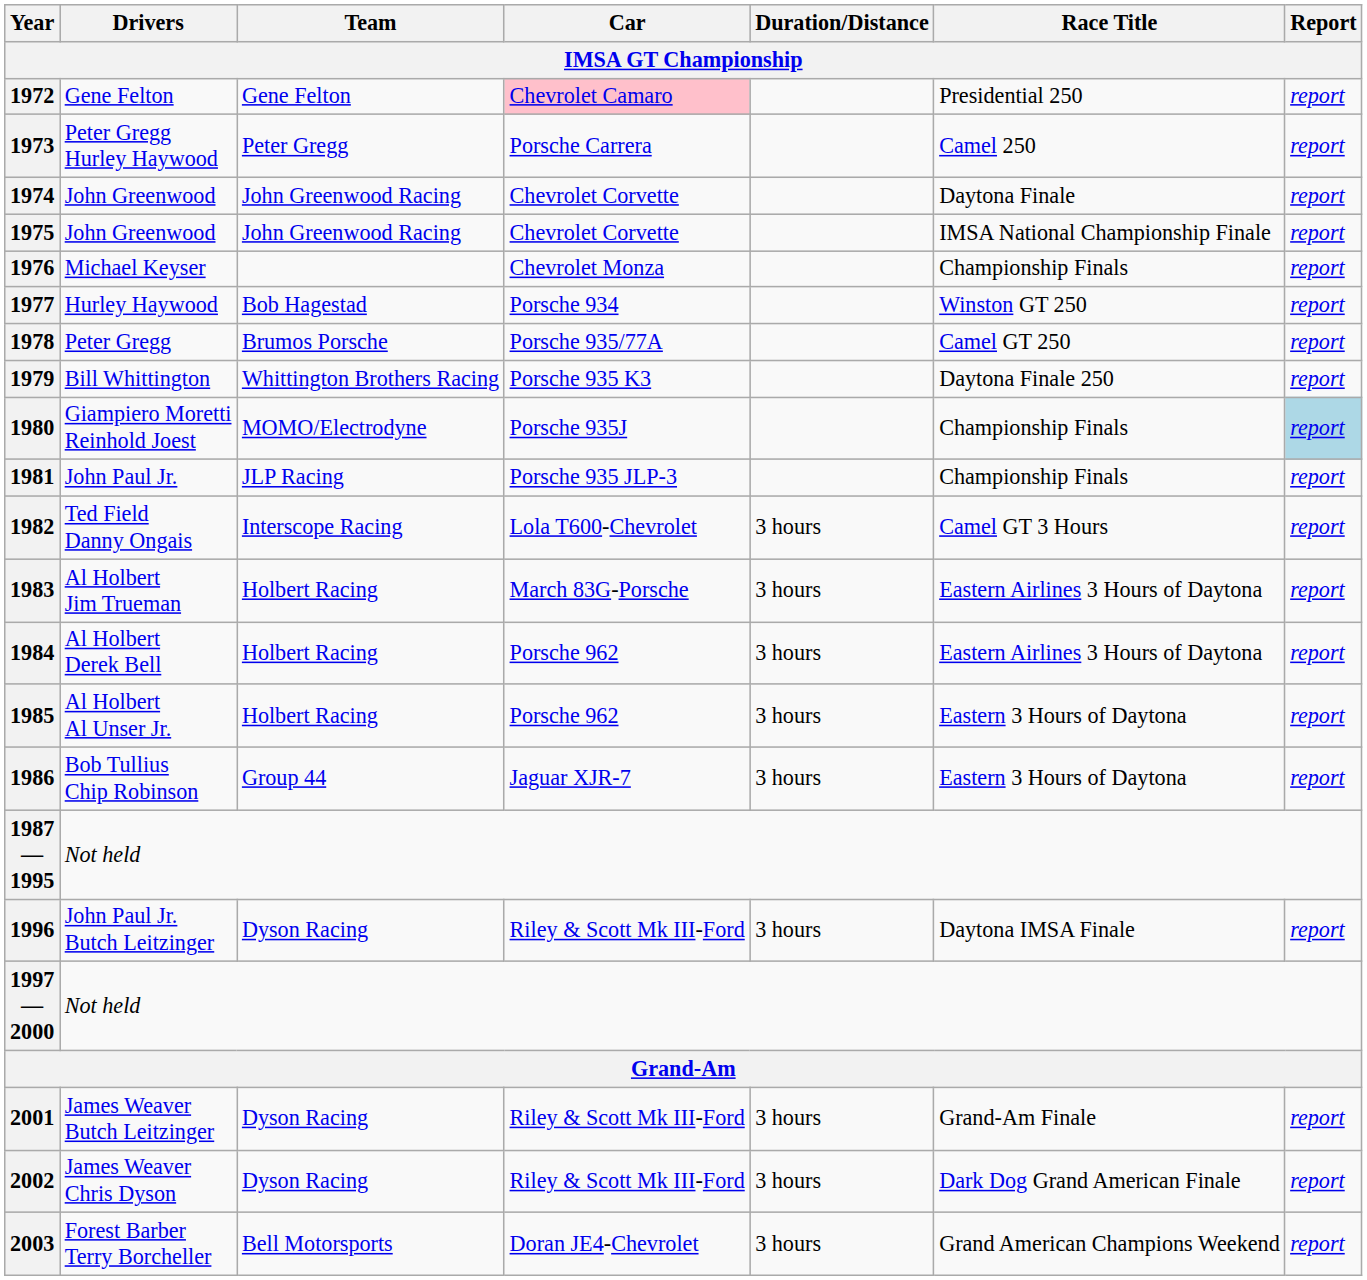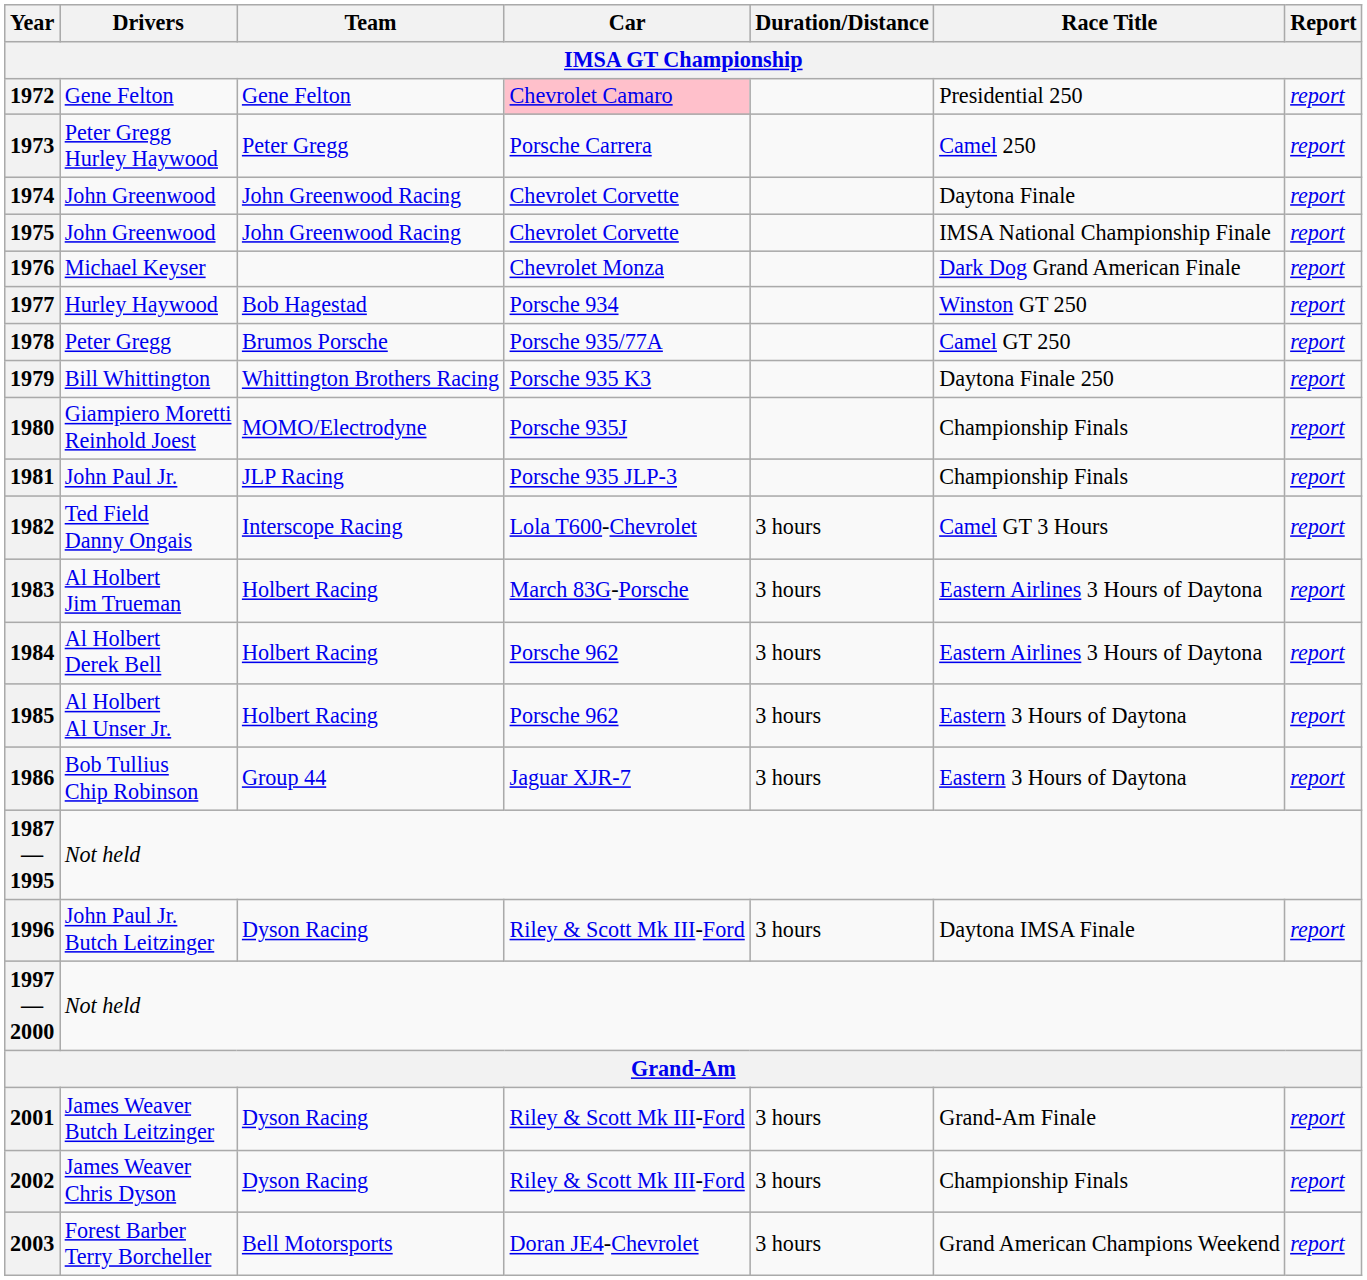(1034, 268) Championship Finals -> (1090, 268) Dark Dog Grand American Finale
(1317, 428) lightblue background -> (1317, 428) no background
(1090, 1181) Dark Dog Grand American Finale -> (1034, 1181) Championship Finals
